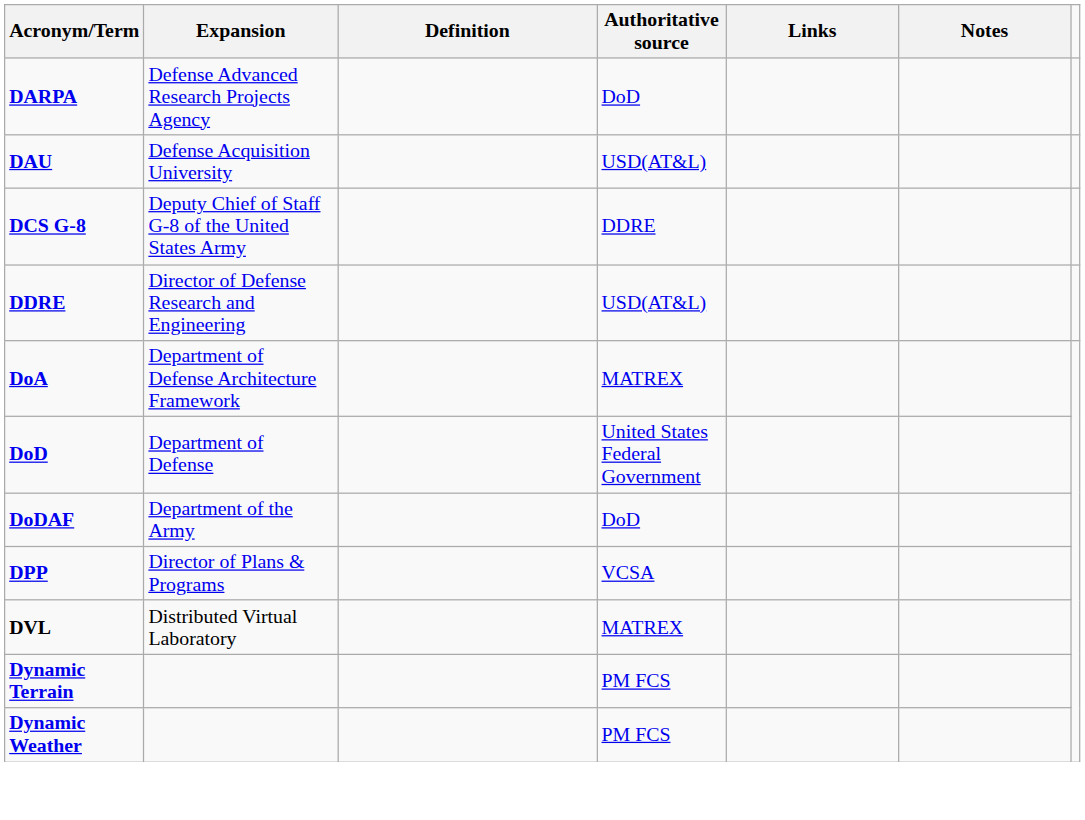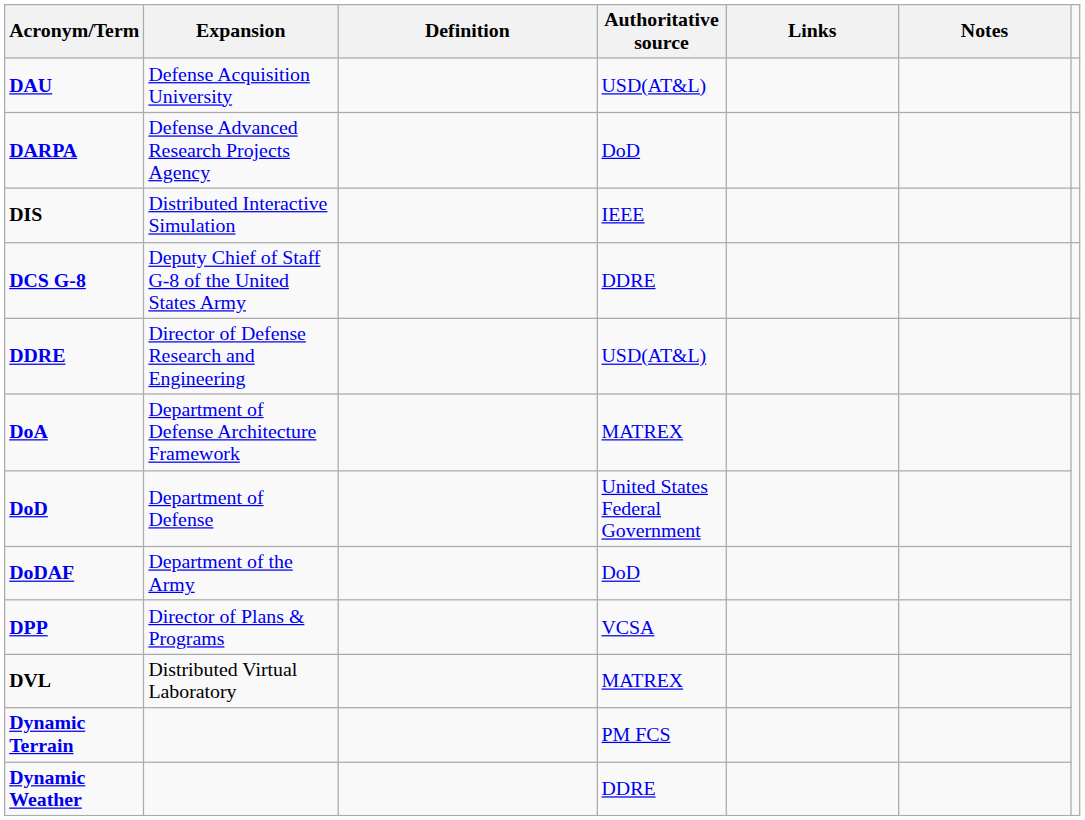rows swapped: (31, 161) <-> (43, 96)
+ row: (26, 215)
(636, 734) PM FCS -> (629, 788) DDRE
